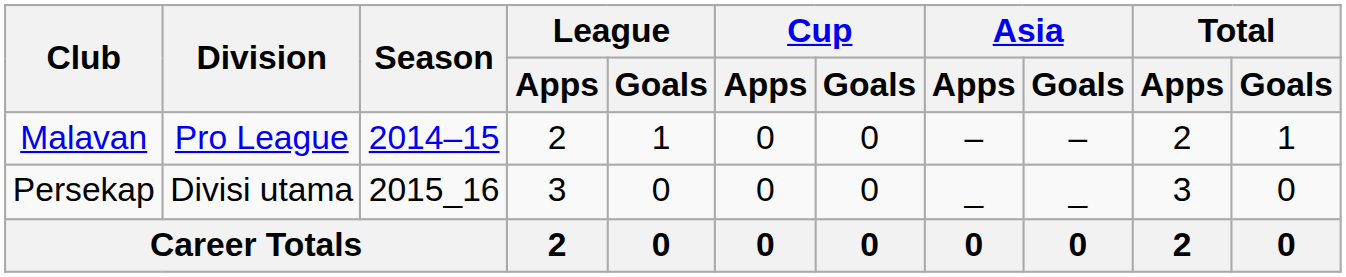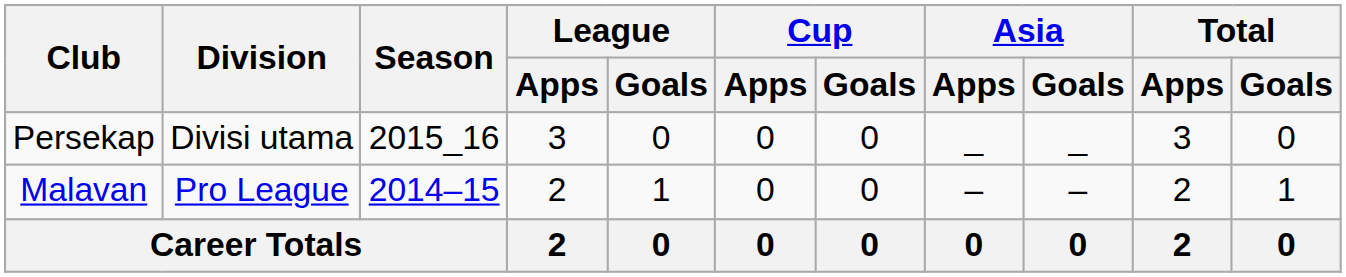rows swapped: (84, 137) <-> (84, 191)
